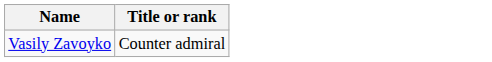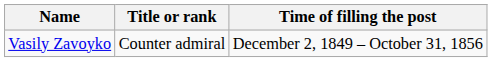+ column: (358, 17)
